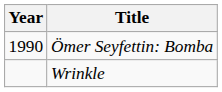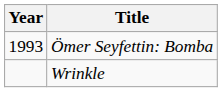(26, 45) 1990 -> (26, 45) 1993
